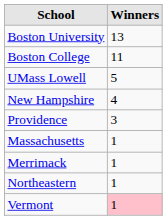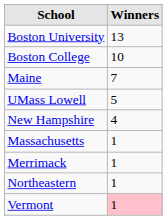(117, 57) 11 -> (117, 57) 10
+ row: (24, 78)
- row: (37, 120)
